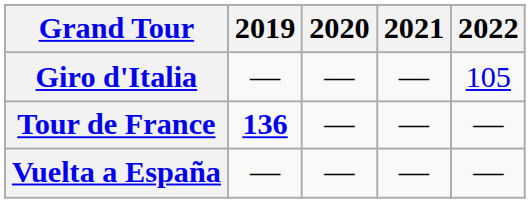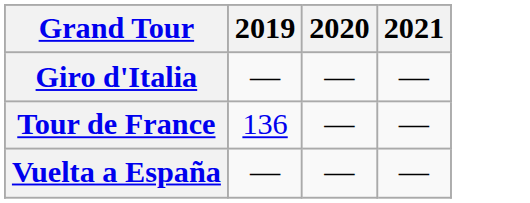- column: (488, 28)
(265, 124) bold -> (265, 124) normal
